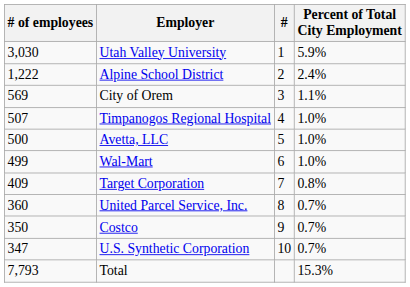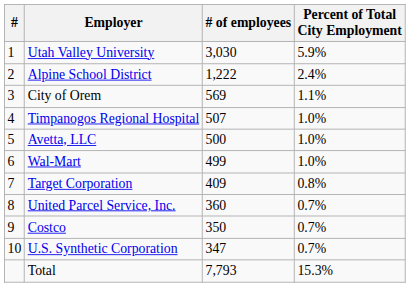columns swapped: (284, 23) <-> (50, 23)
